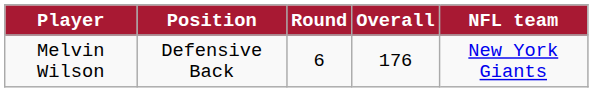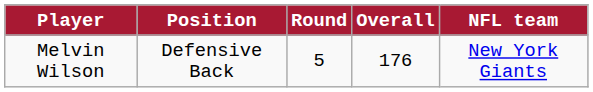(319, 61) 6 -> (319, 61) 5
